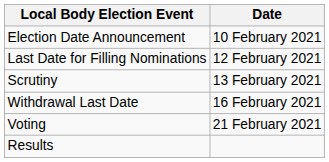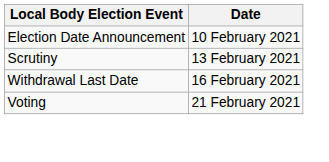- row: (107, 59)
- row: (31, 146)
